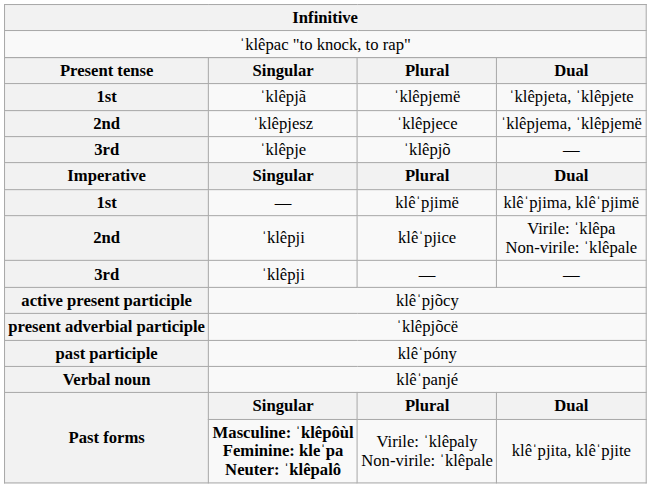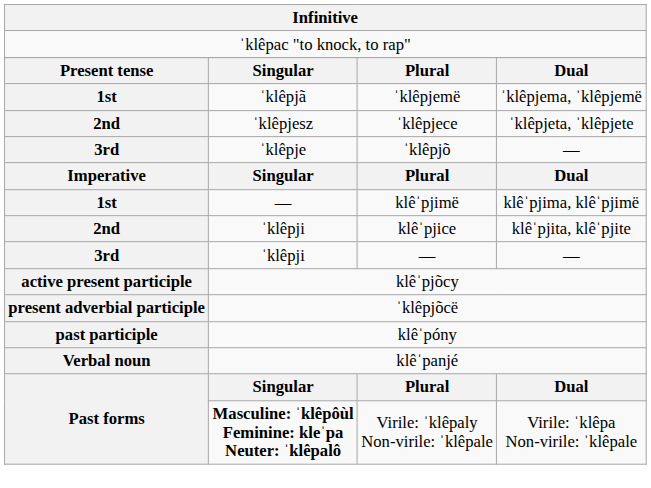(571, 96) ˈklêpjeta, ˈklêpjete -> (571, 96) ˈklêpjema, ˈklêpjemë
(571, 123) ˈklêpjema, ˈklêpjemë -> (571, 123) ˈklêpjeta, ˈklêpjete
(571, 238) Virile: ˈklêpa Non-virile: ˈklêpale -> (571, 228) klêˈpjita, klêˈpjite
(571, 450) klêˈpjita, klêˈpjite -> (571, 432) Virile: ˈklêpa Non-virile: ˈklêpale
